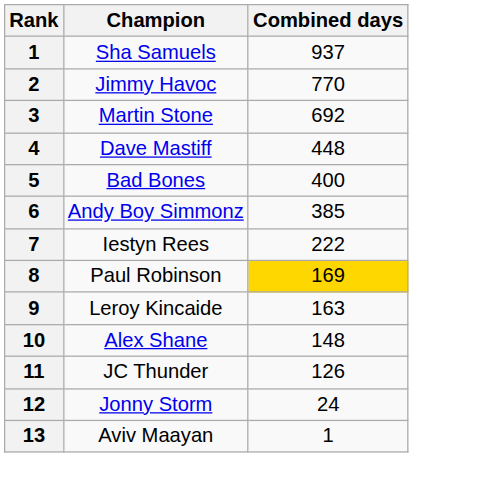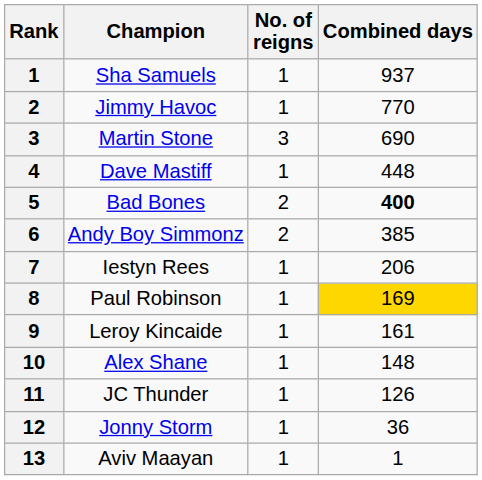+ column: (283, 31)
(328, 116) 692 -> (398, 139) 690
(328, 180) normal -> (398, 203) bold
(328, 244) 222 -> (398, 266) 206
(328, 308) 163 -> (398, 330) 161
(328, 404) 24 -> (398, 426) 36
